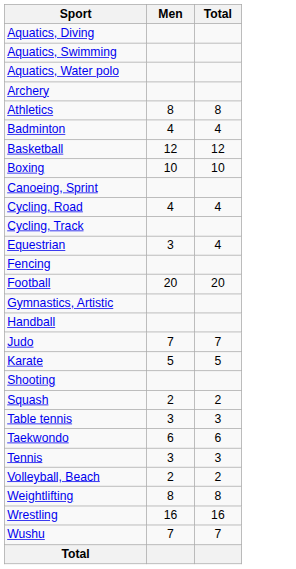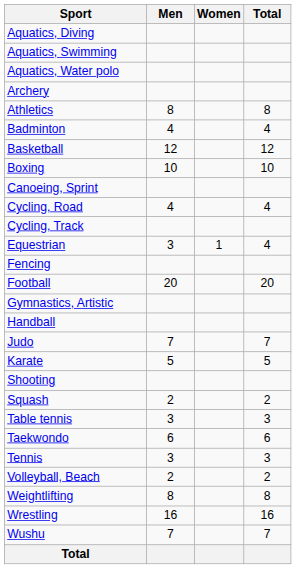+ column: (219, 14)
